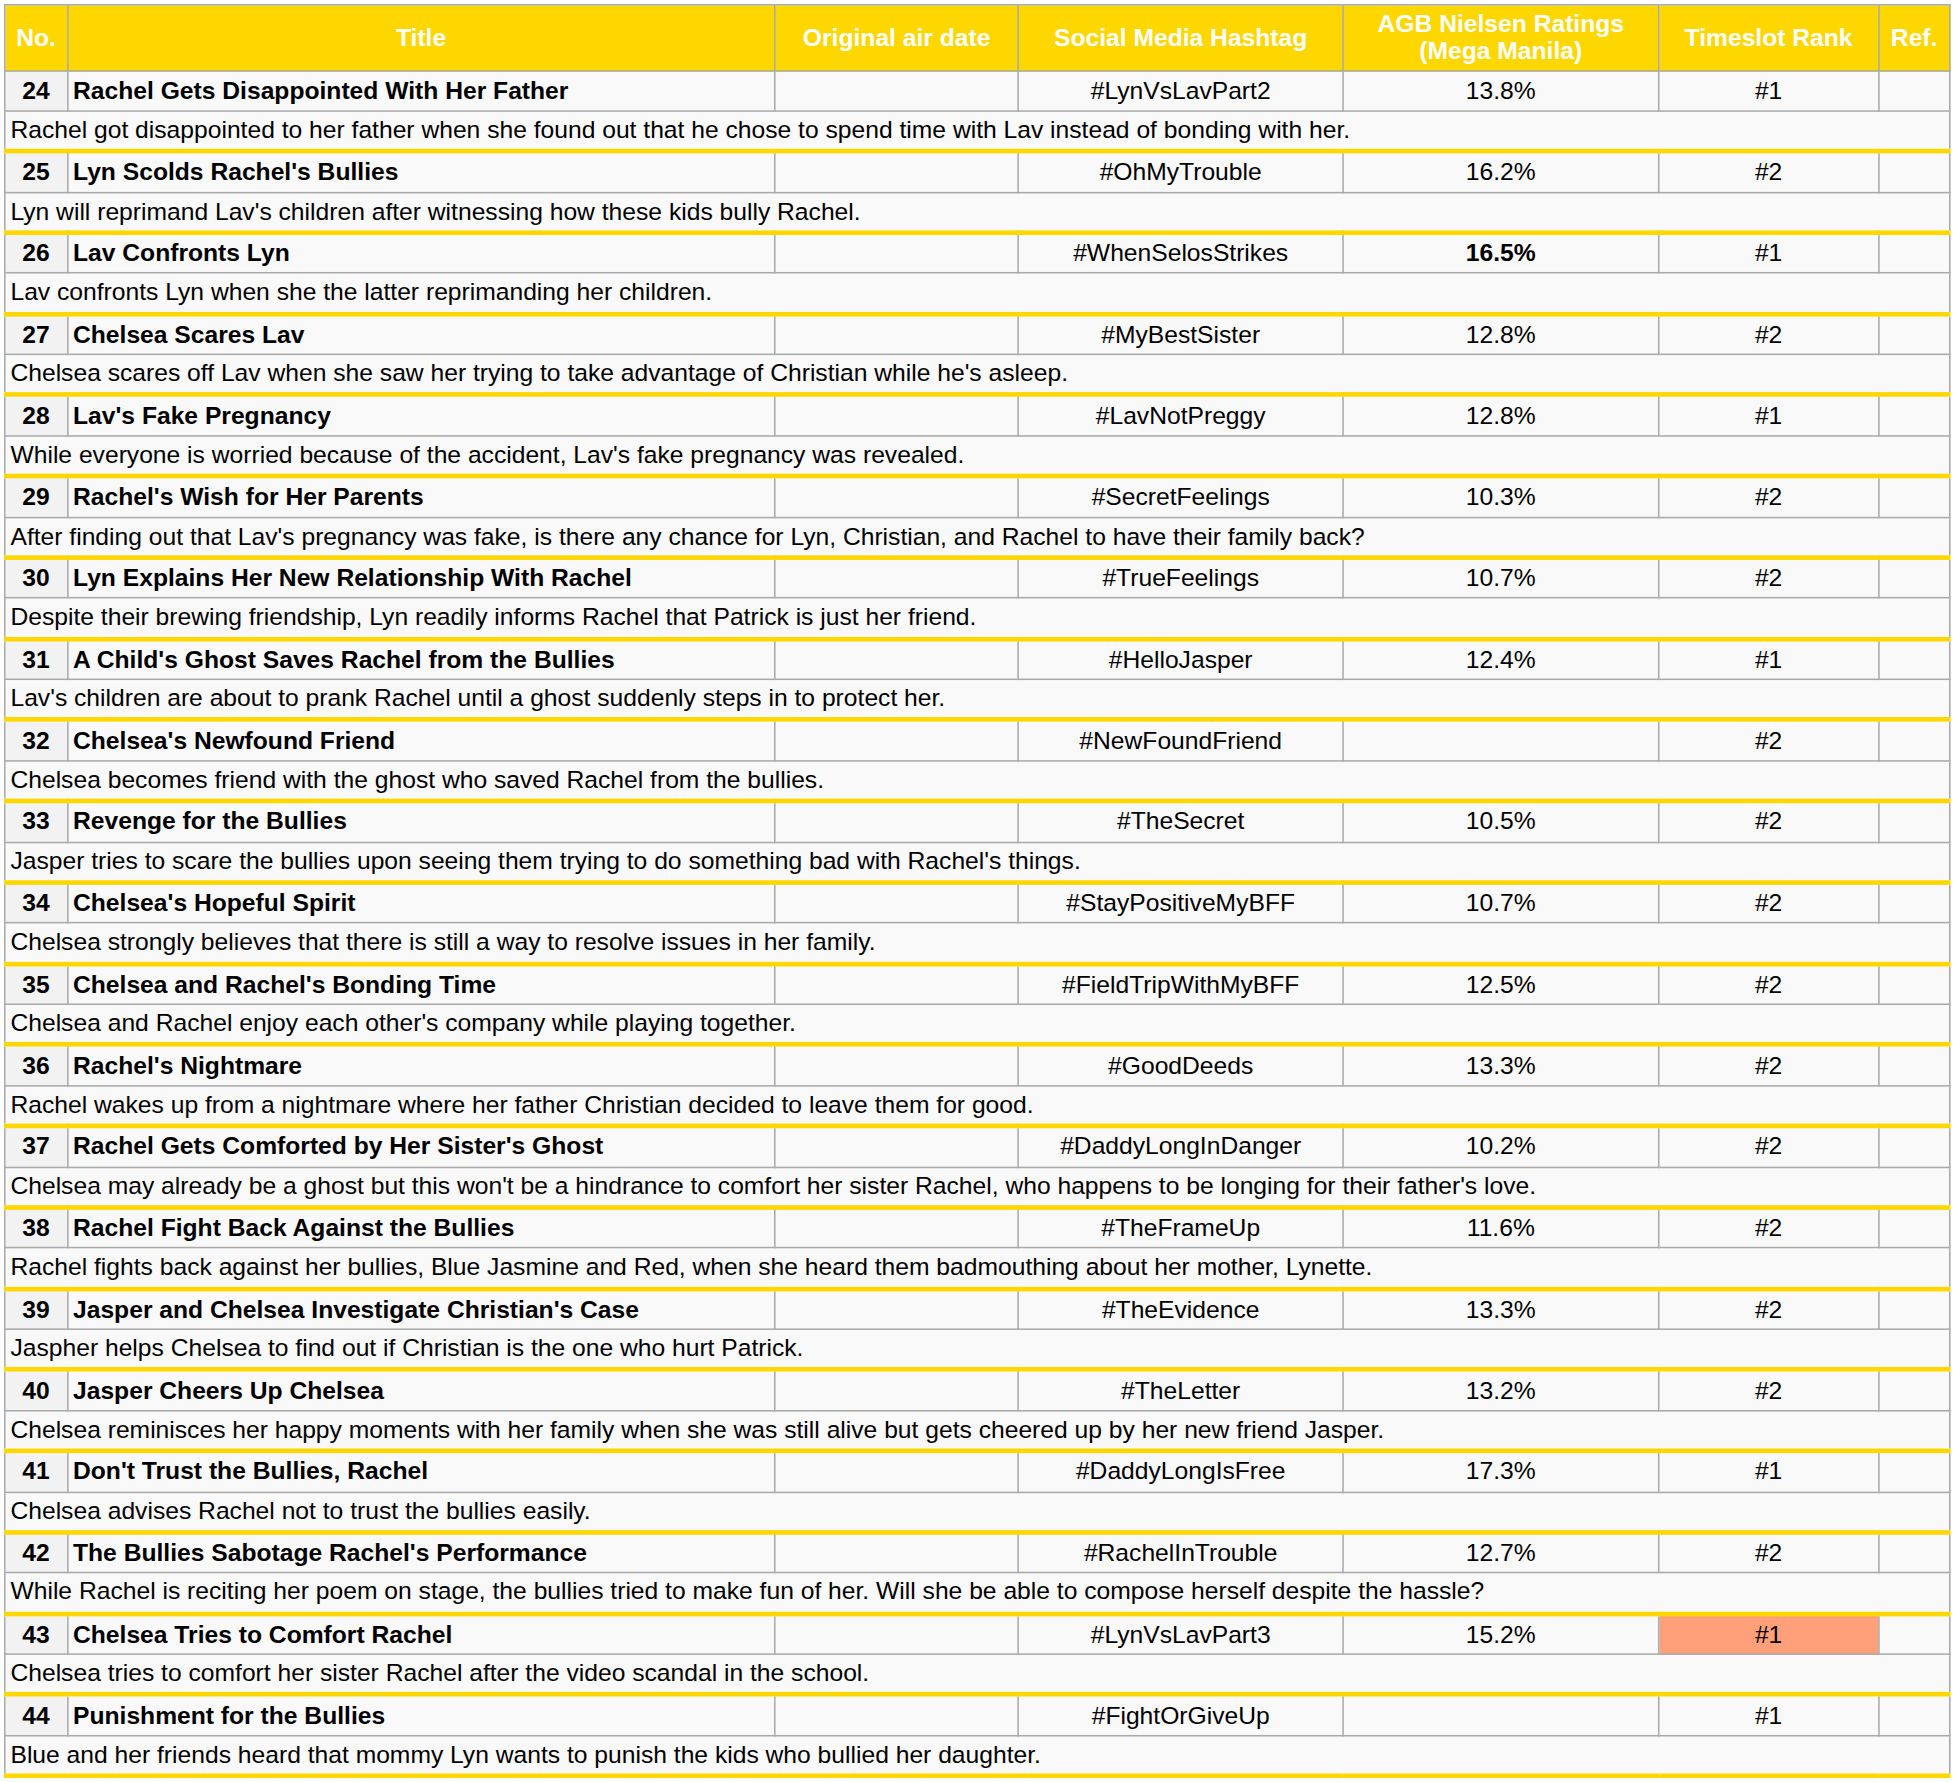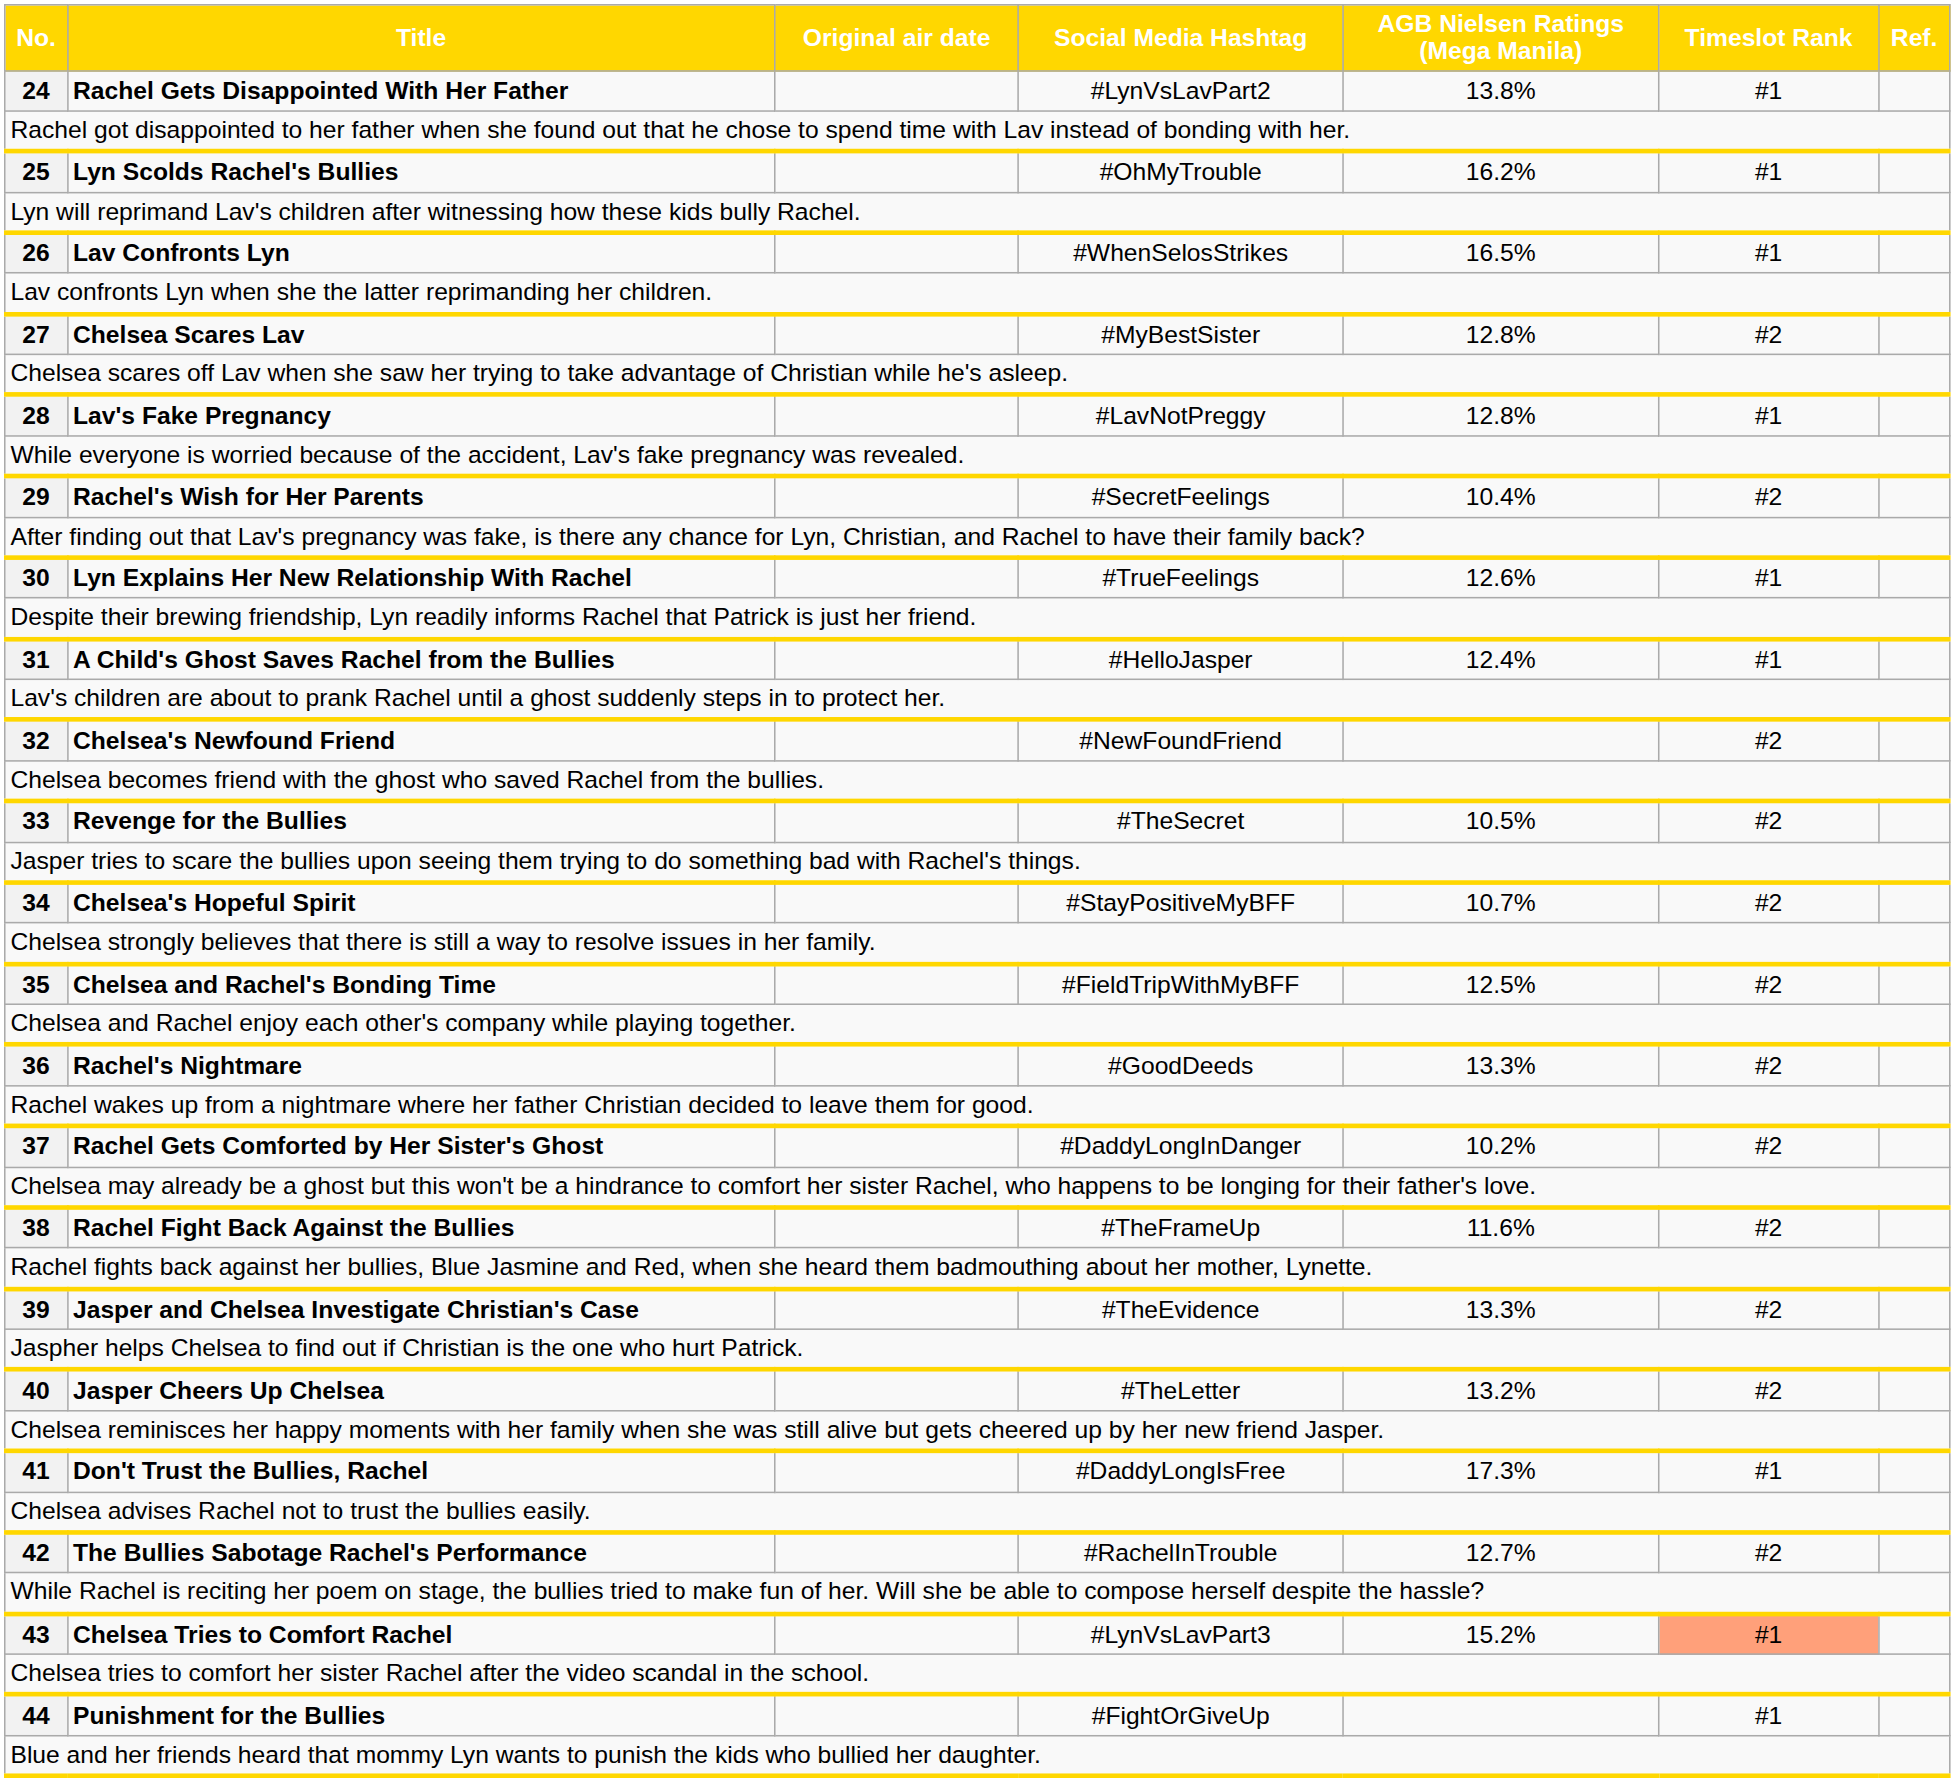(1769, 172) #2 -> (1769, 172) #1
(1501, 253) bold -> (1501, 253) normal
(1501, 497) 10.3% -> (1501, 497) 10.4%
(1501, 578) 10.7% -> (1501, 578) 12.6%
(1769, 578) #2 -> (1769, 578) #1
